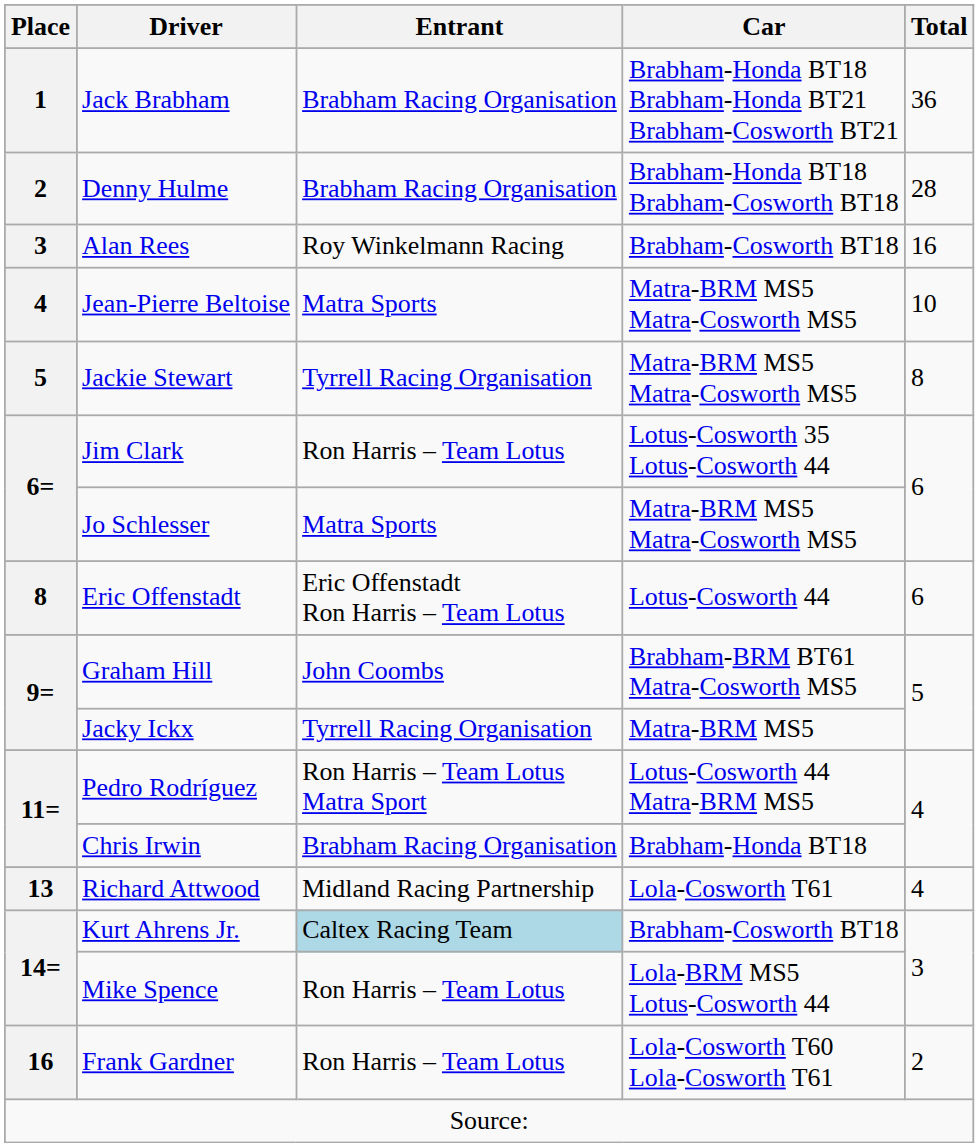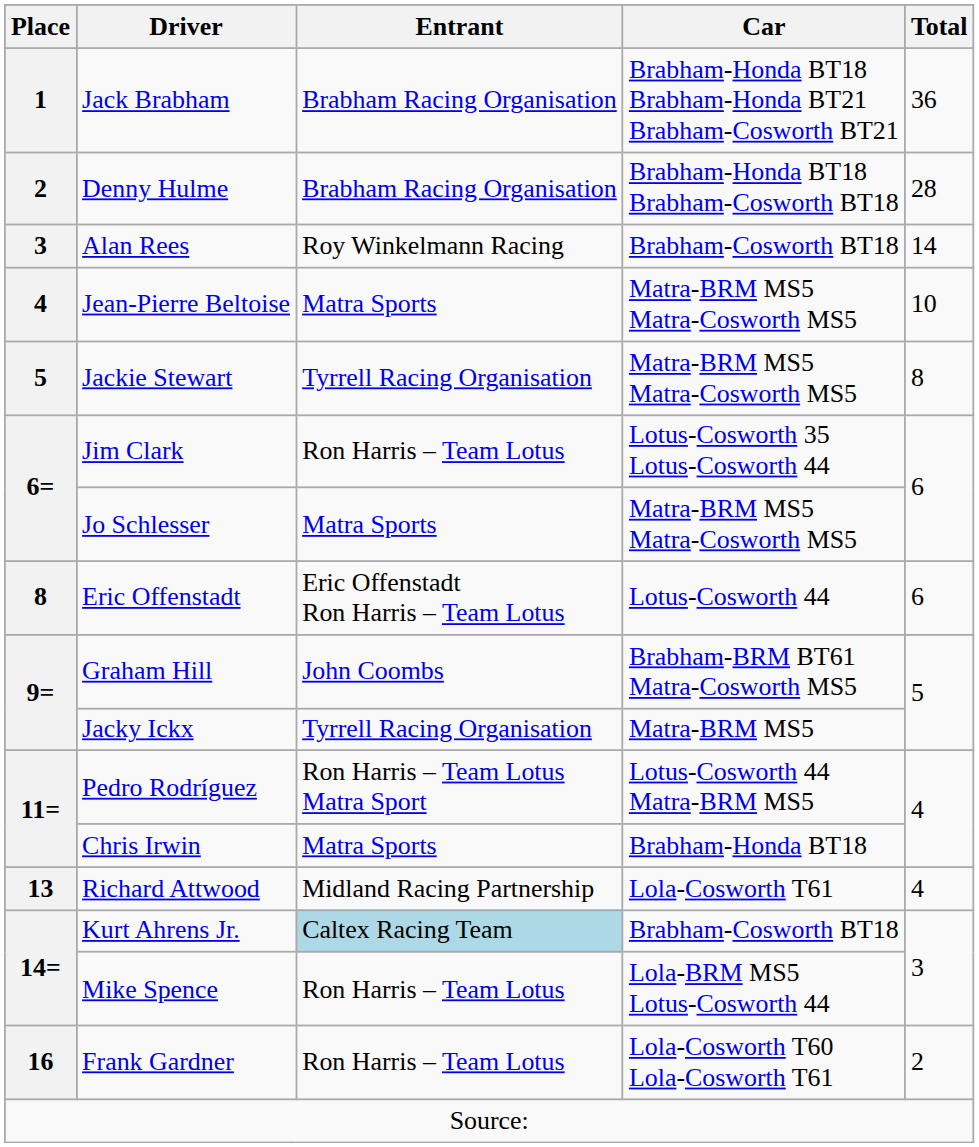(924, 246) 16 -> (924, 246) 14
(459, 845) Brabham Racing Organisation -> (369, 845) Matra Sports
